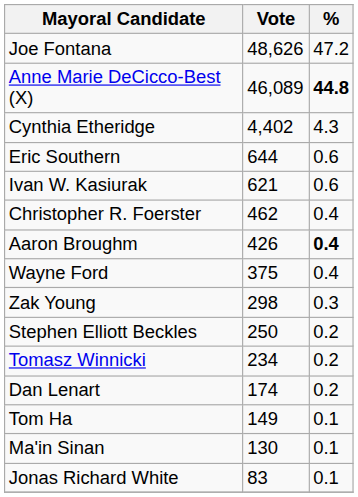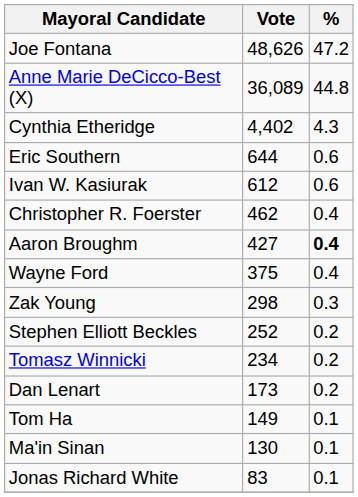(275, 87) 46,089 -> (275, 87) 36,089
(331, 87) bold -> (331, 87) normal
(263, 185) 621 -> (263, 185) 612
(263, 244) 426 -> (263, 244) 427
(263, 331) 250 -> (263, 331) 252
(263, 389) 174 -> (263, 389) 173
